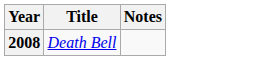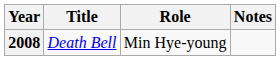+ column: (175, 17)
